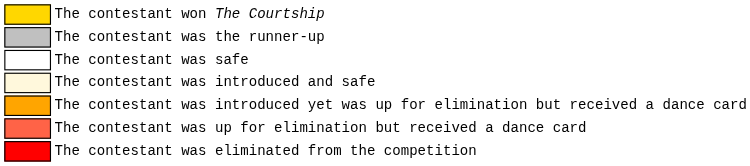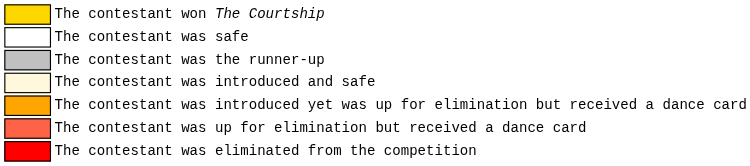rows swapped: (190, 37) <-> (152, 60)
